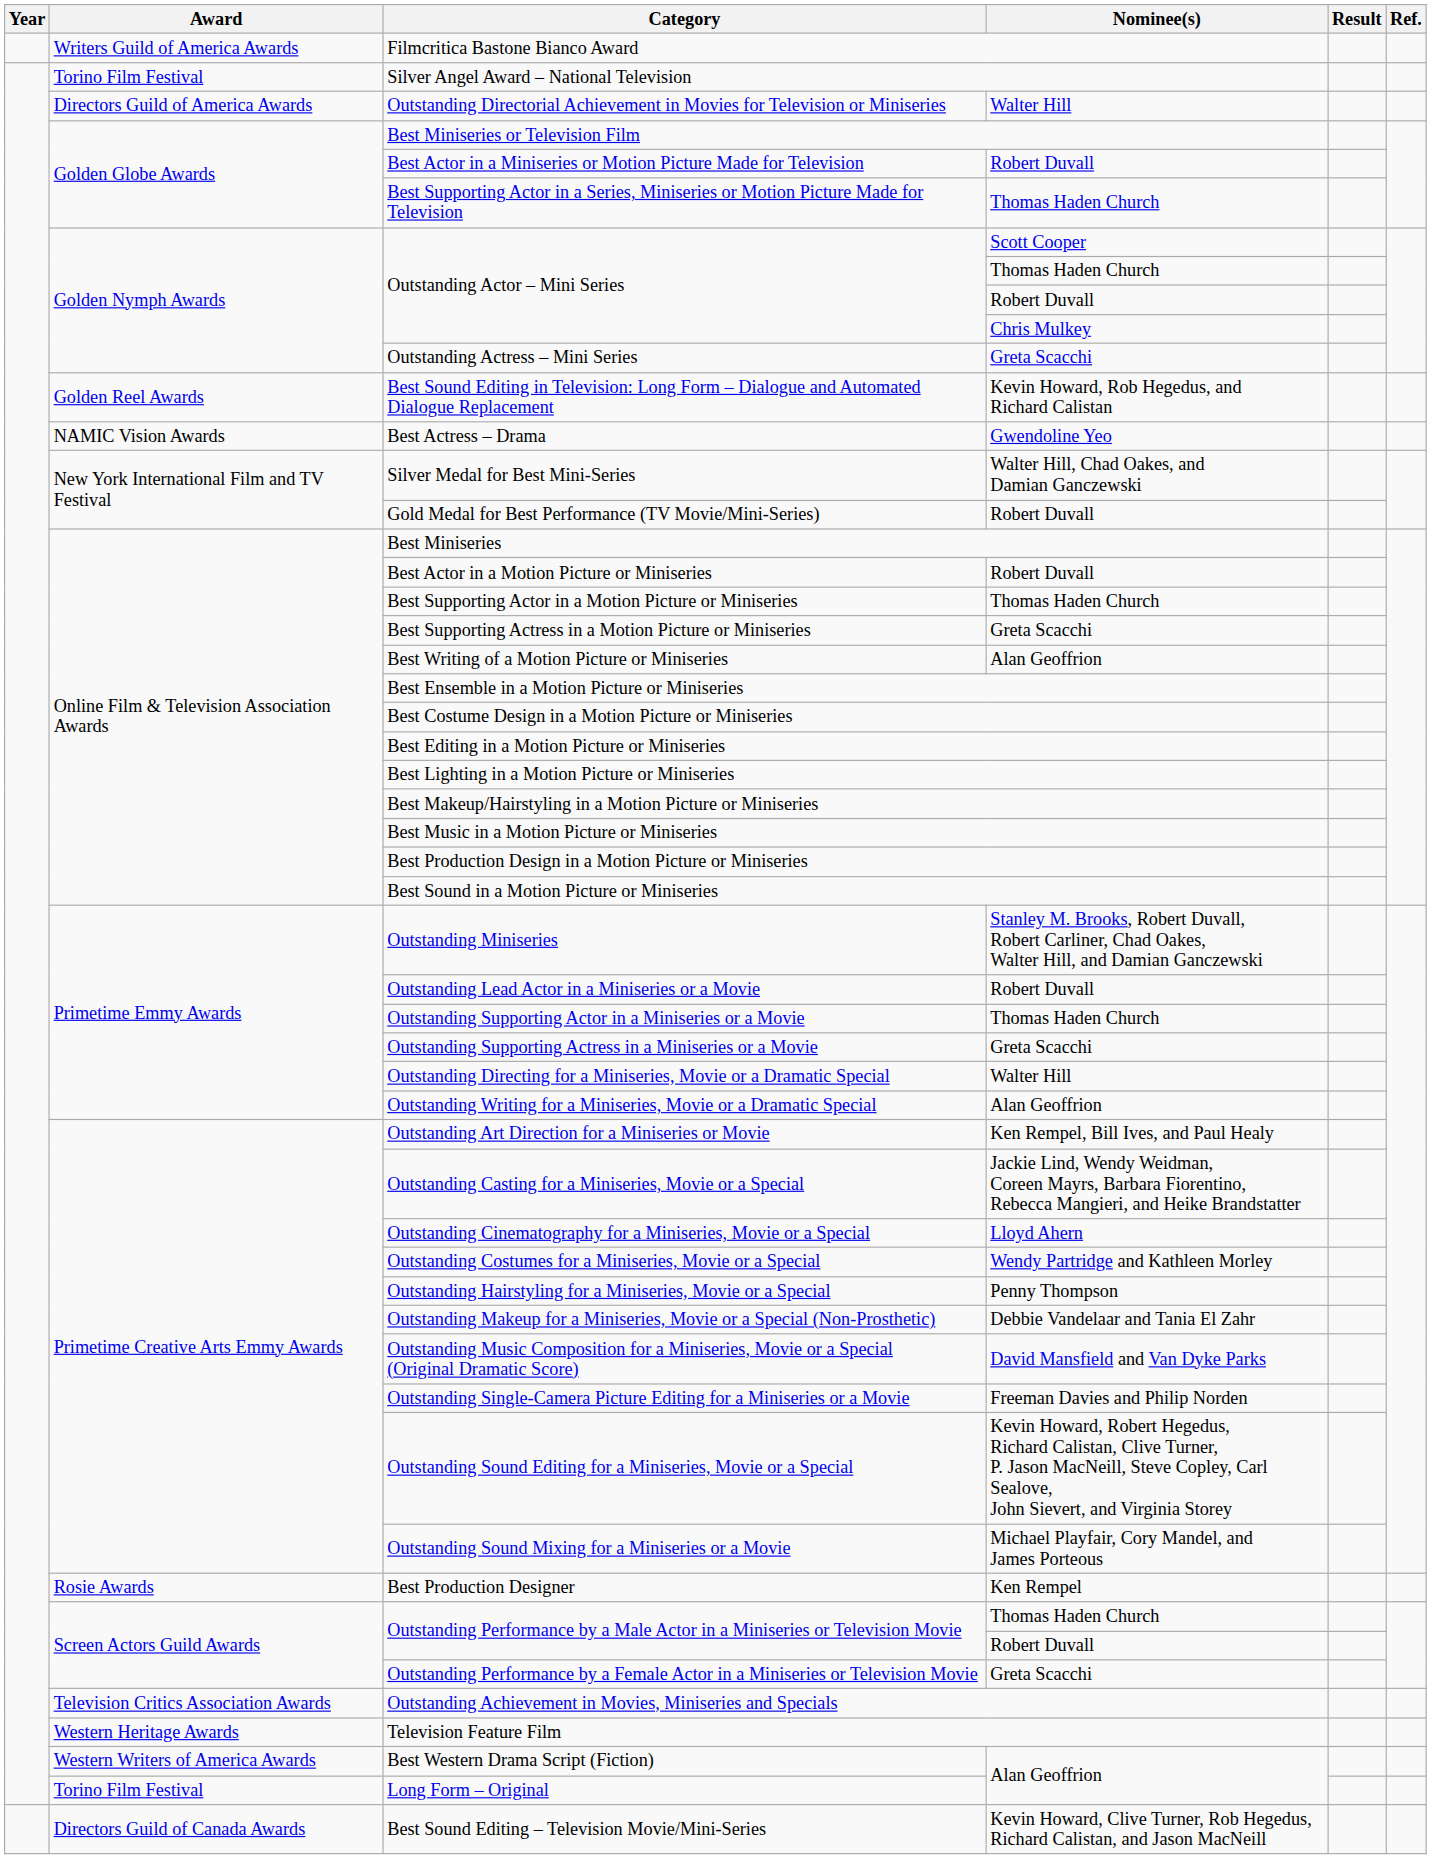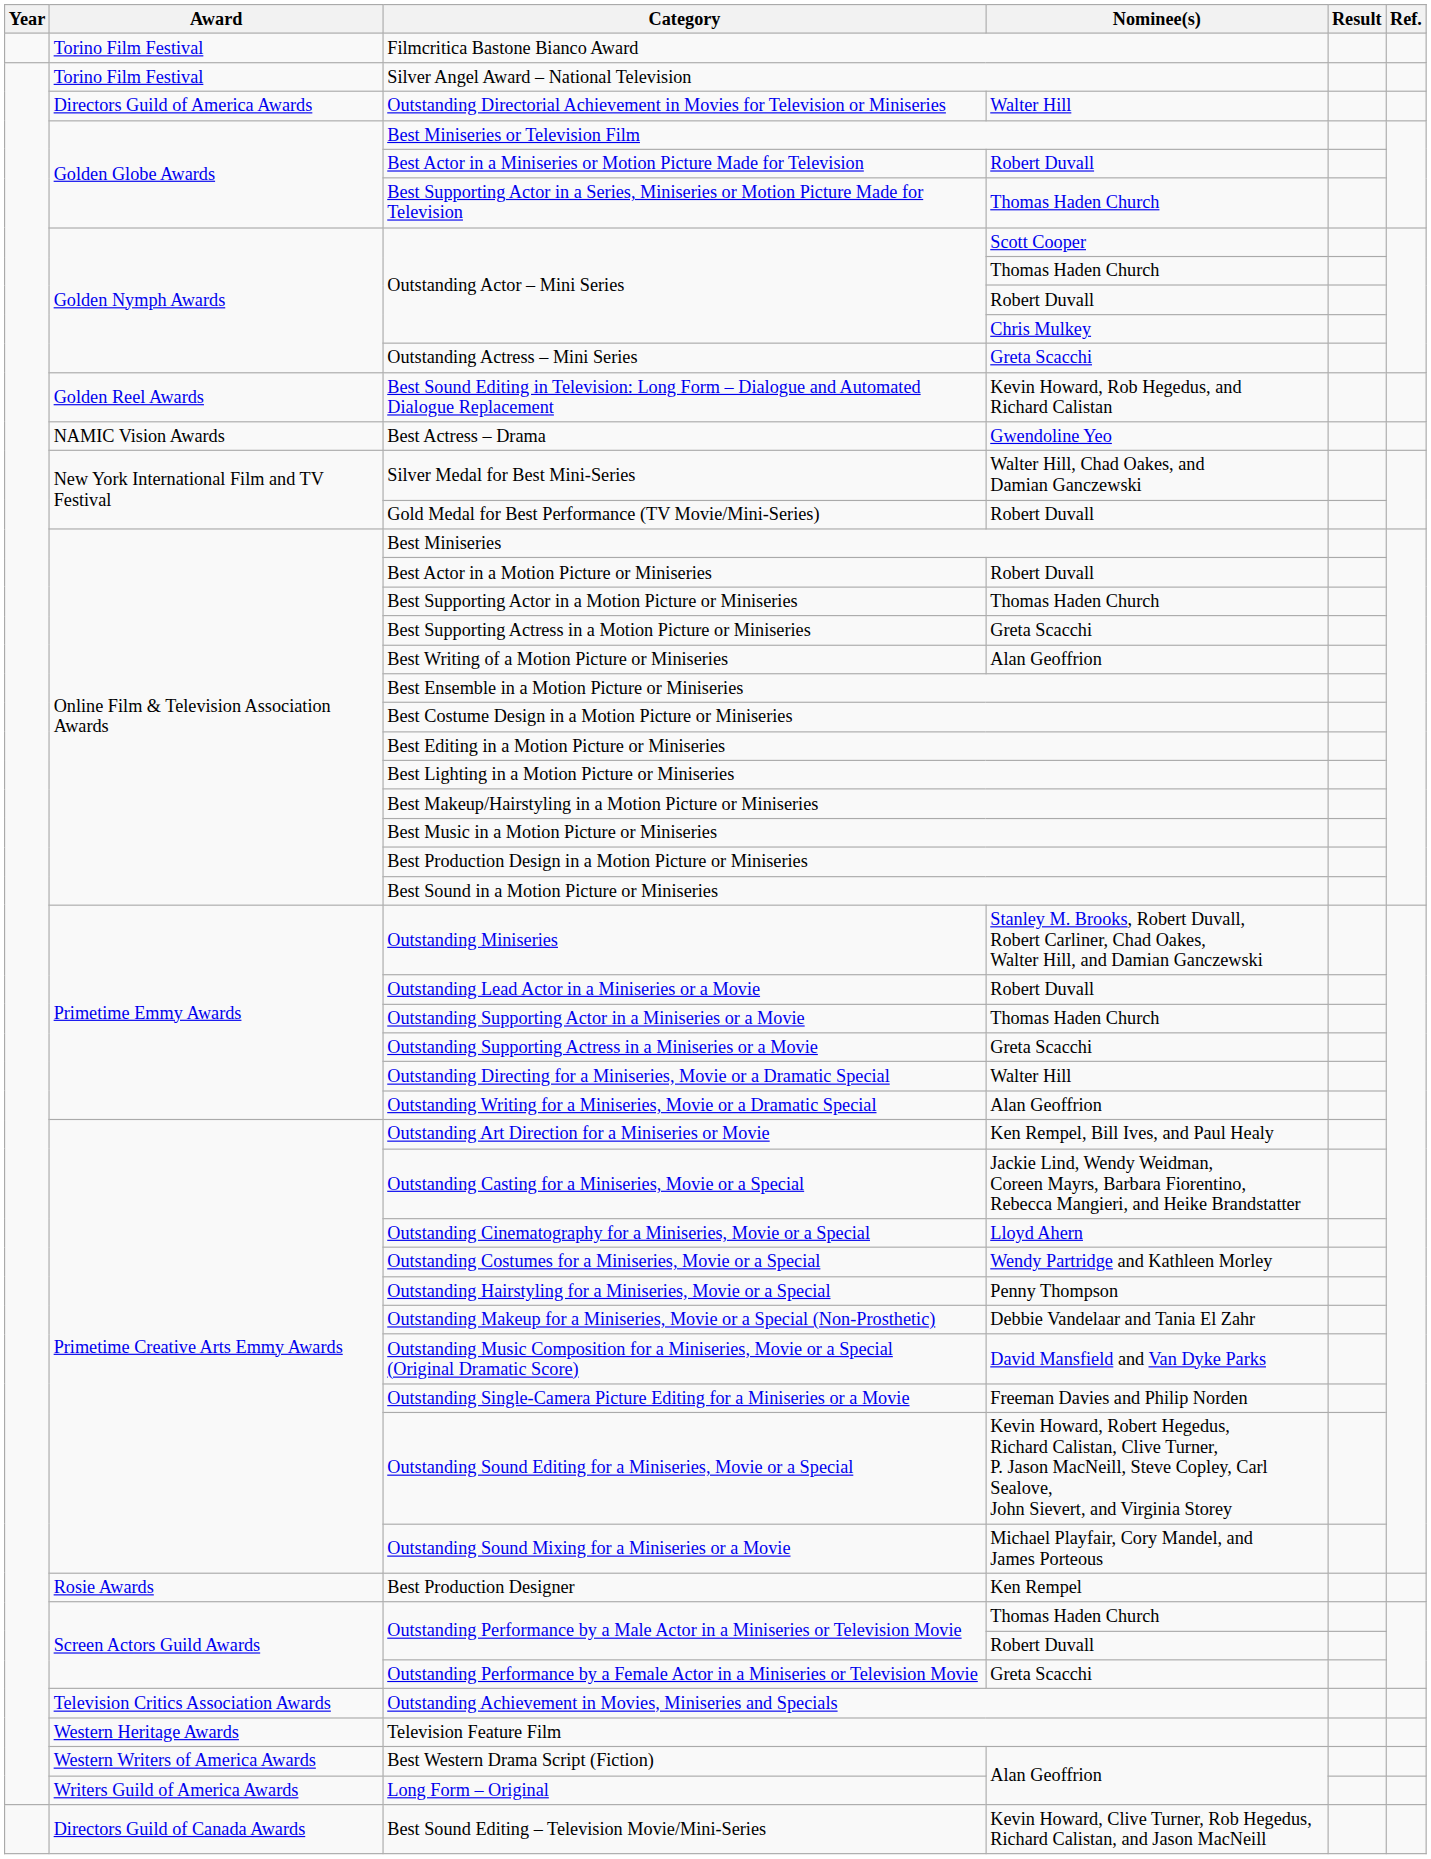(176, 47) Writers Guild of America Awards -> (129, 47) Torino Film Festival
(129, 1789) Torino Film Festival -> (176, 1789) Writers Guild of America Awards
